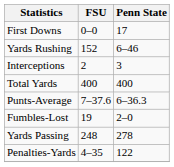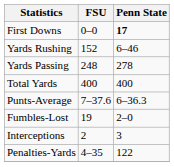(122, 30) normal -> (122, 30) bold
rows swapped: (38, 135) <-> (36, 65)
